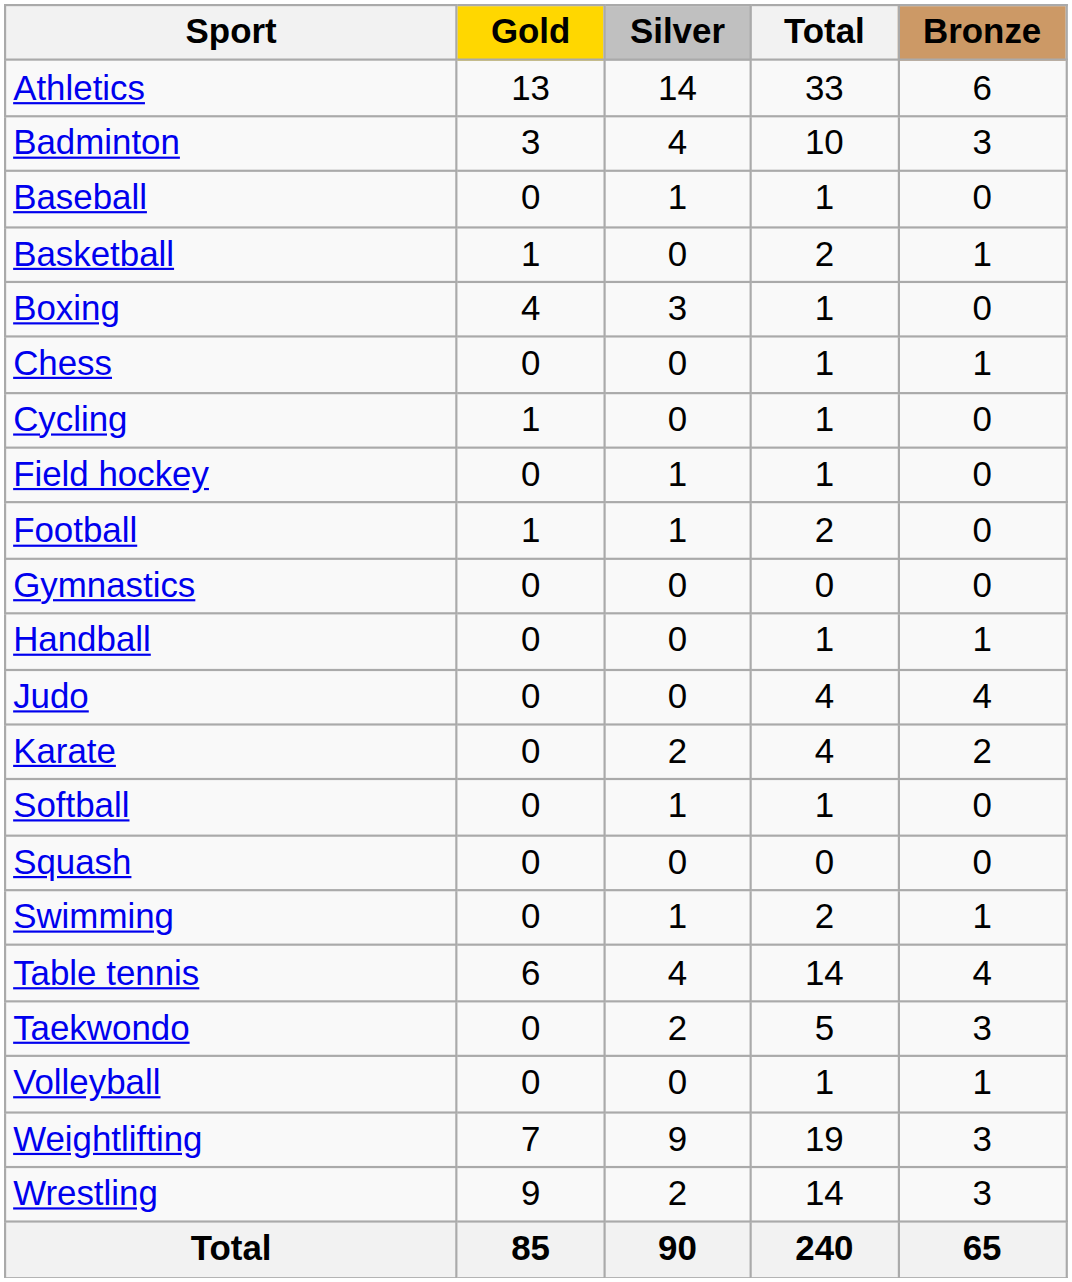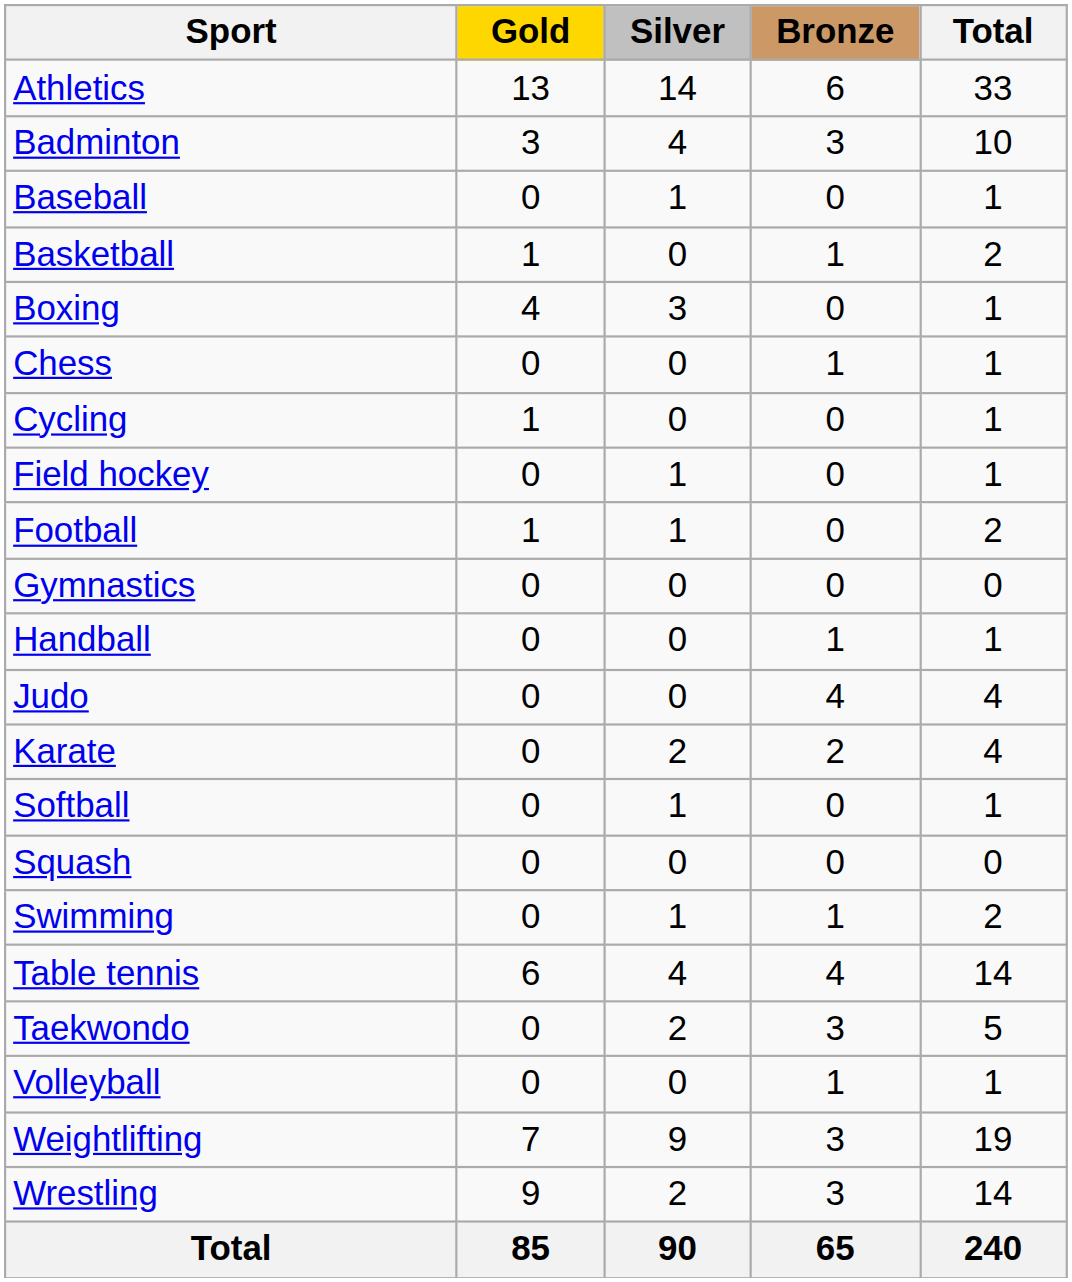columns swapped: (982, 32) <-> (824, 32)
